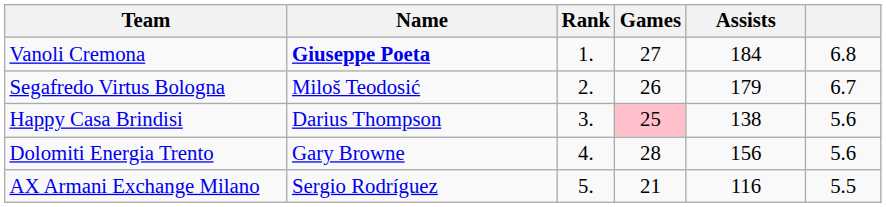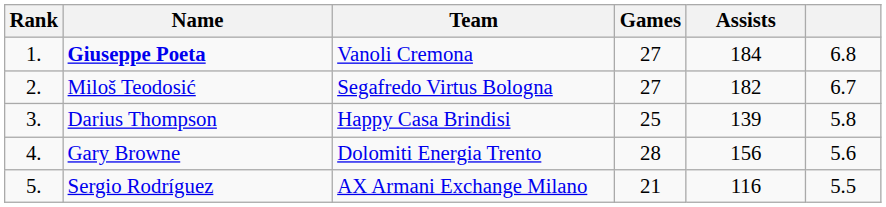columns swapped: (586, 20) <-> (146, 20)
(650, 86) 26 -> (650, 86) 27
(746, 86) 179 -> (746, 86) 182
(650, 119) pink background -> (650, 119) no background
(746, 119) 138 -> (746, 119) 139
(843, 119) 5.6 -> (843, 119) 5.8
